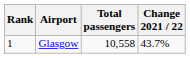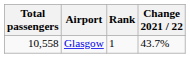columns swapped: (20, 19) <-> (109, 19)
